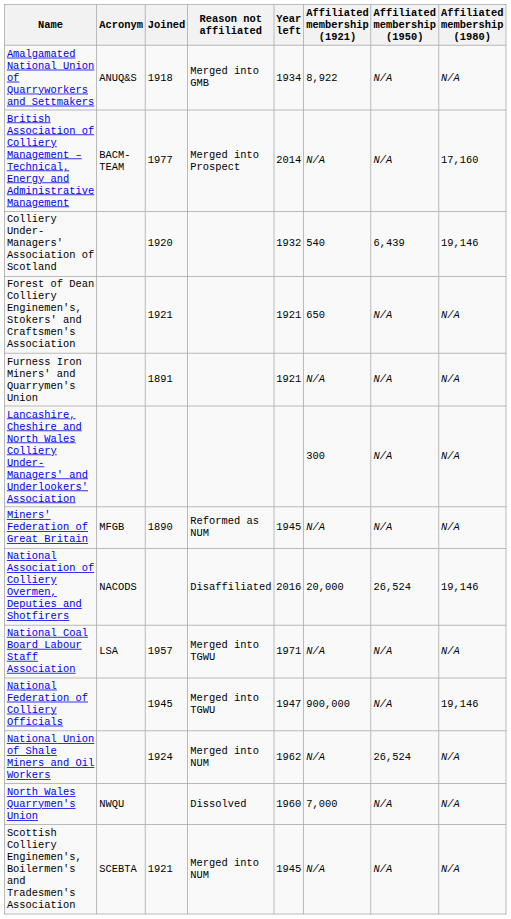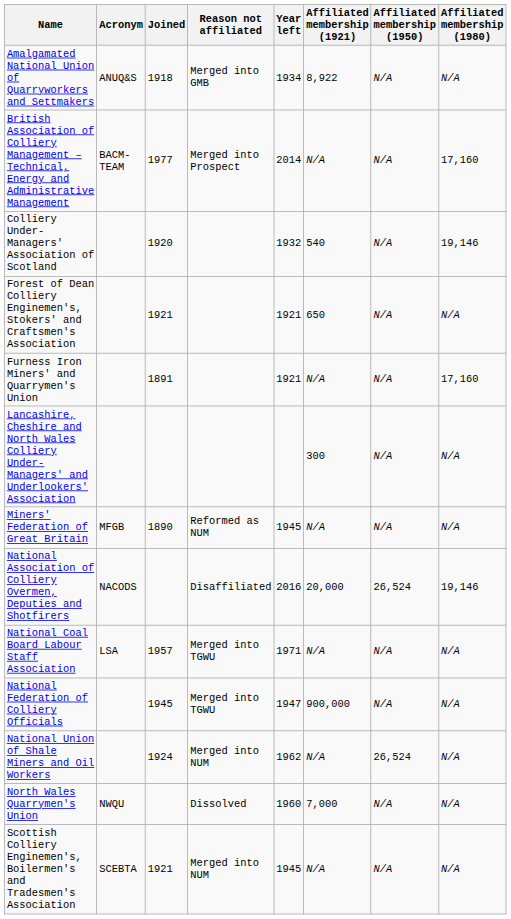(389, 244) 6,439 -> (383, 244) N/A
(450, 380) N/A -> (460, 380) 17,160
(460, 704) 19,146 -> (450, 704) N/A
